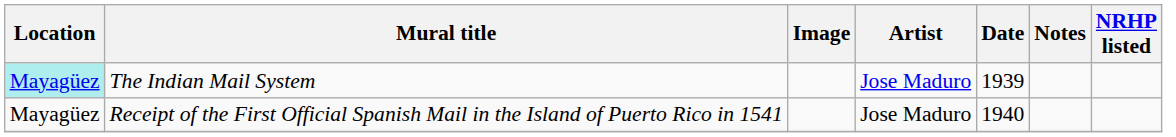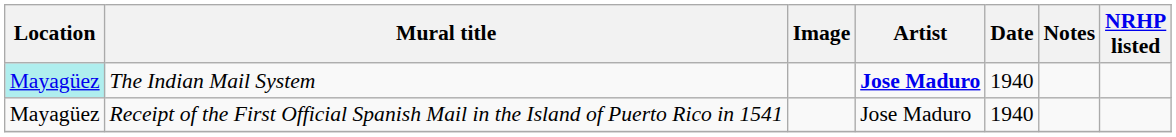(916, 80) normal -> (920, 80) bold
(1003, 80) 1939 -> (1012, 80) 1940
